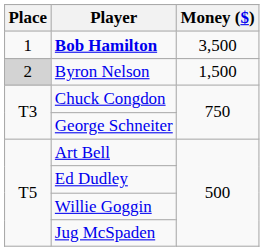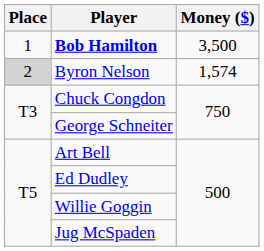(218, 71) 1,500 -> (218, 71) 1,574
